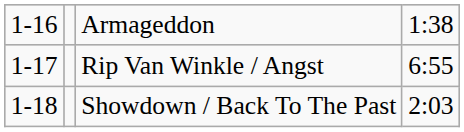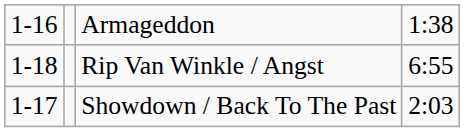(34, 65) 1-17 -> (34, 65) 1-18
(34, 106) 1-18 -> (34, 106) 1-17
